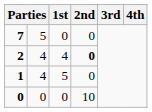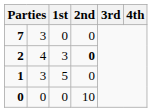(43, 35) 5 -> (43, 35) 3
(65, 55) 4 -> (65, 55) 3
(43, 76) 4 -> (43, 76) 3
